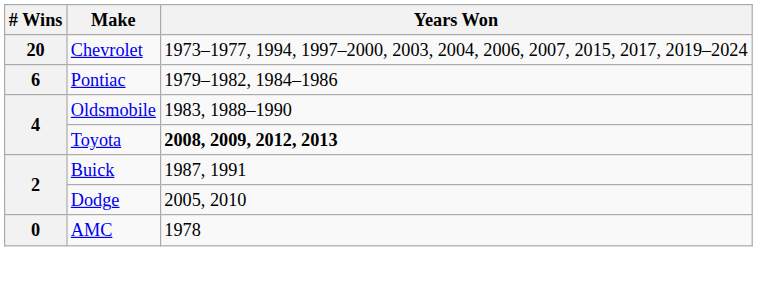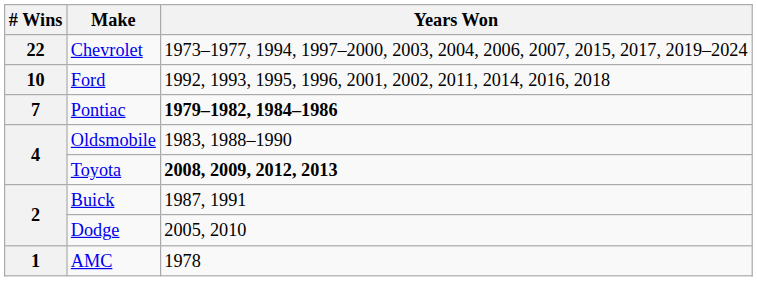(36, 49) 20 -> (36, 49) 22
+ row: (88, 79)
(36, 79) 6 -> (36, 109) 7
(251, 79) normal -> (251, 109) bold
(36, 230) 0 -> (36, 260) 1
